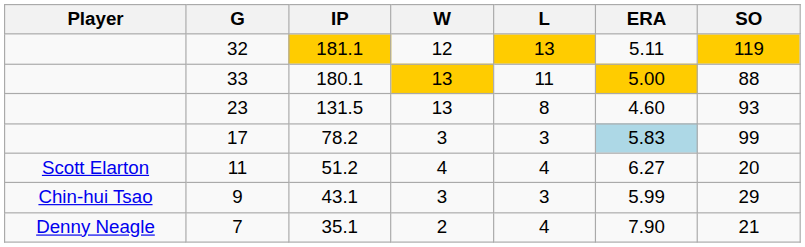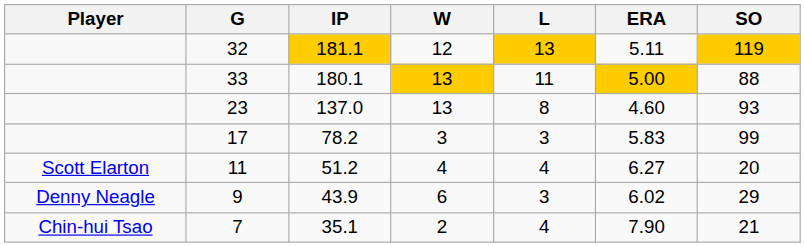(340, 108) 131.5 -> (340, 108) 137.0
(647, 138) lightblue background -> (647, 138) no background
(95, 197) Chin-hui Tsao -> (95, 197) Denny Neagle
(340, 197) 43.1 -> (340, 197) 43.9
(442, 197) 3 -> (442, 197) 6
(647, 197) 5.99 -> (647, 197) 6.02
(95, 227) Denny Neagle -> (95, 227) Chin-hui Tsao
